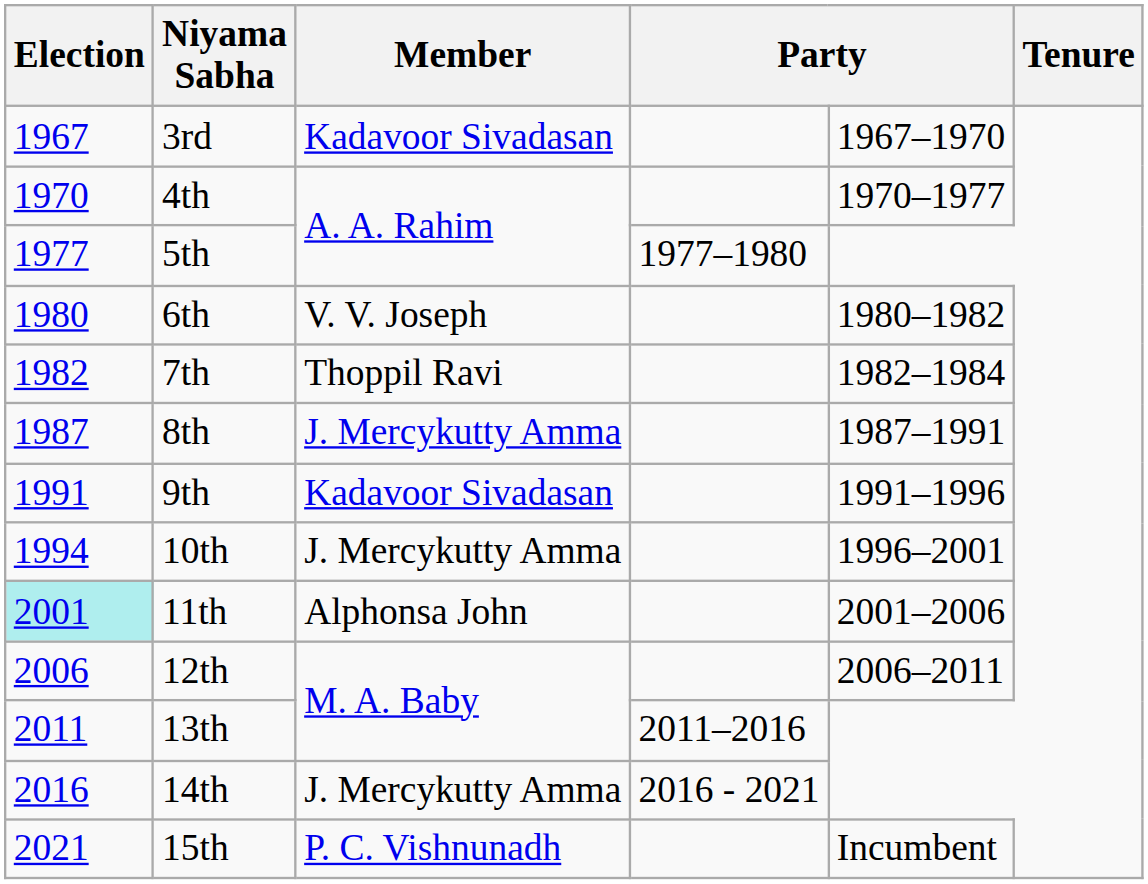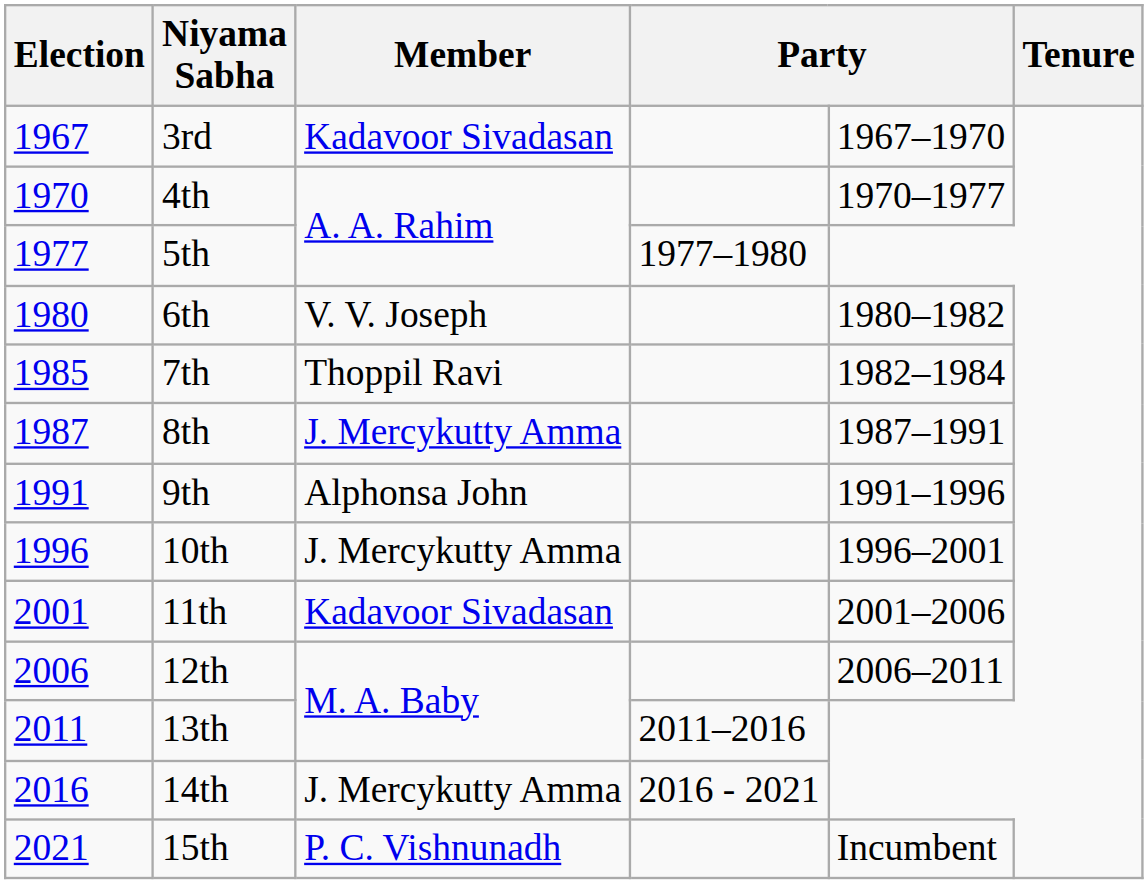(51, 373) 1982 -> (51, 373) 1985
(459, 491) Kadavoor Sivadasan -> (416, 491) Alphonsa John
(51, 551) 1994 -> (51, 551) 1996
(51, 610) paleturquoise background -> (51, 610) no background
(416, 610) Alphonsa John -> (459, 610) Kadavoor Sivadasan
